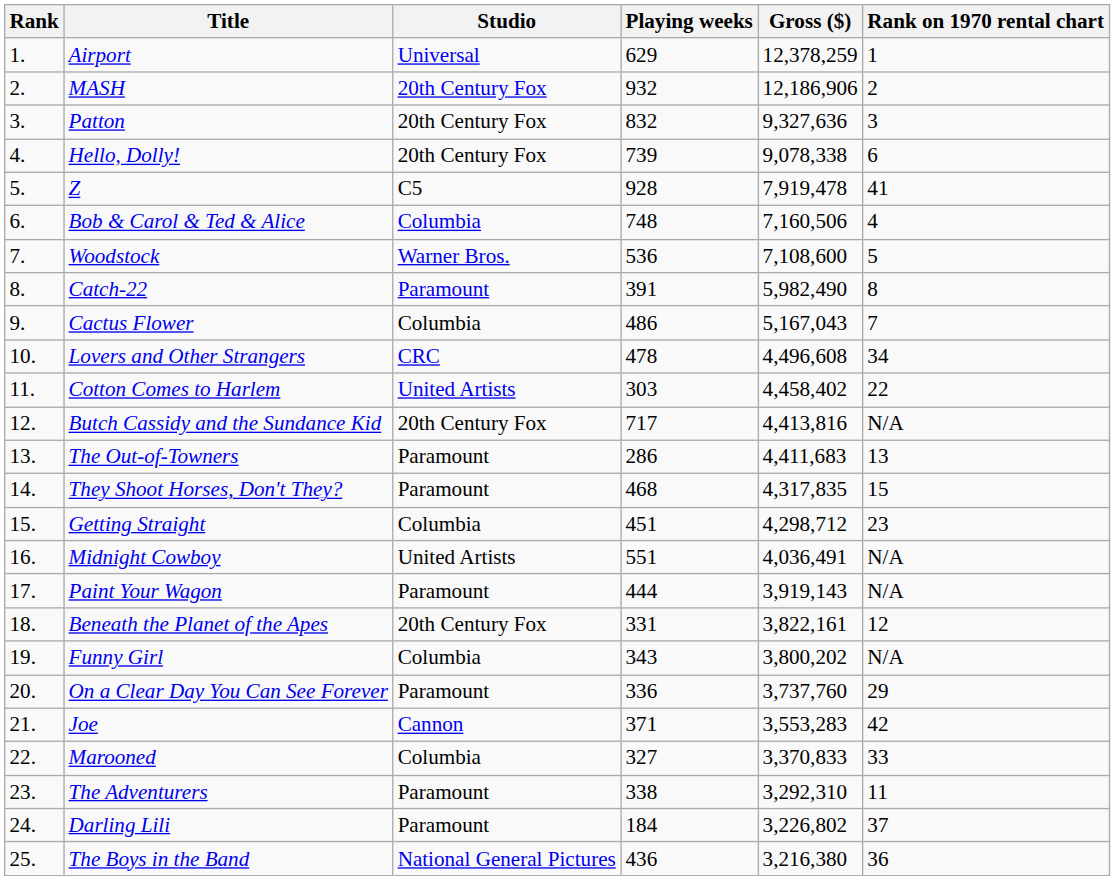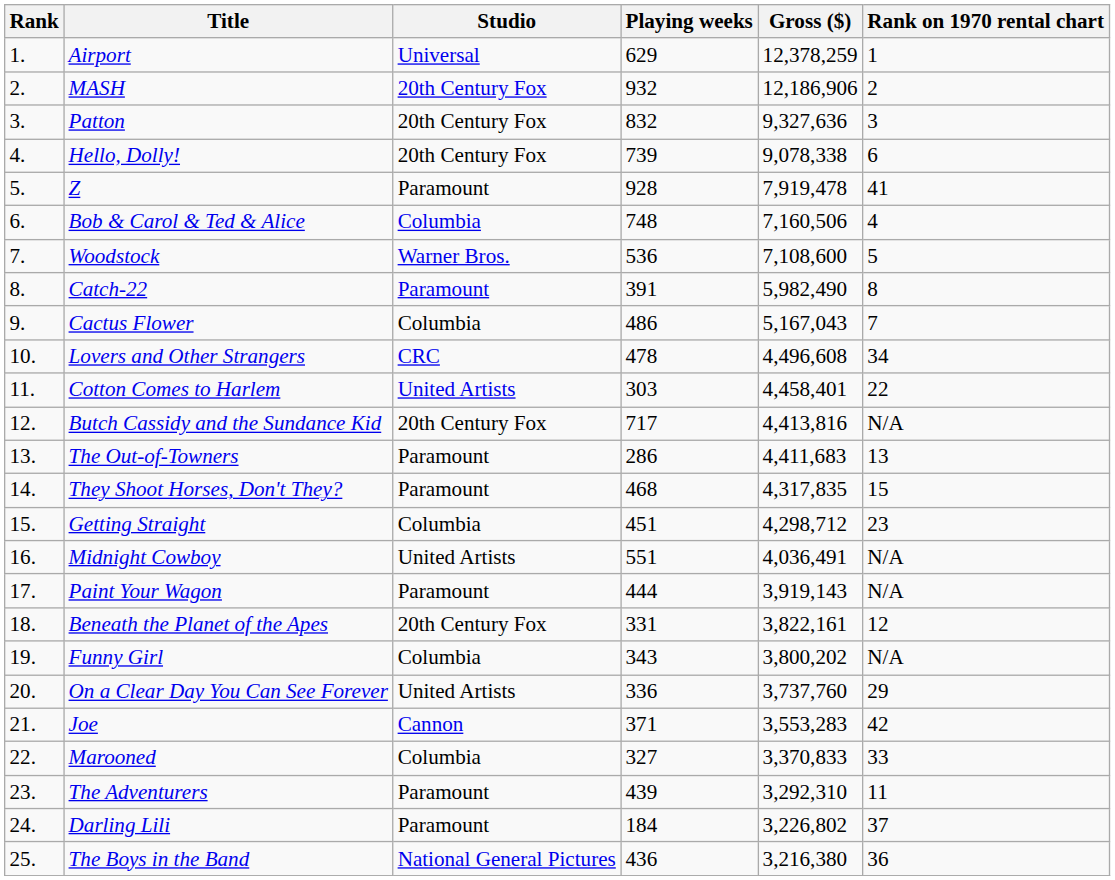(410, 188) C5 -> (443, 188) Paramount
(805, 389) 4,458,402 -> (805, 389) 4,458,401
(443, 691) Paramount -> (457, 691) United Artists
(641, 791) 338 -> (641, 791) 439
